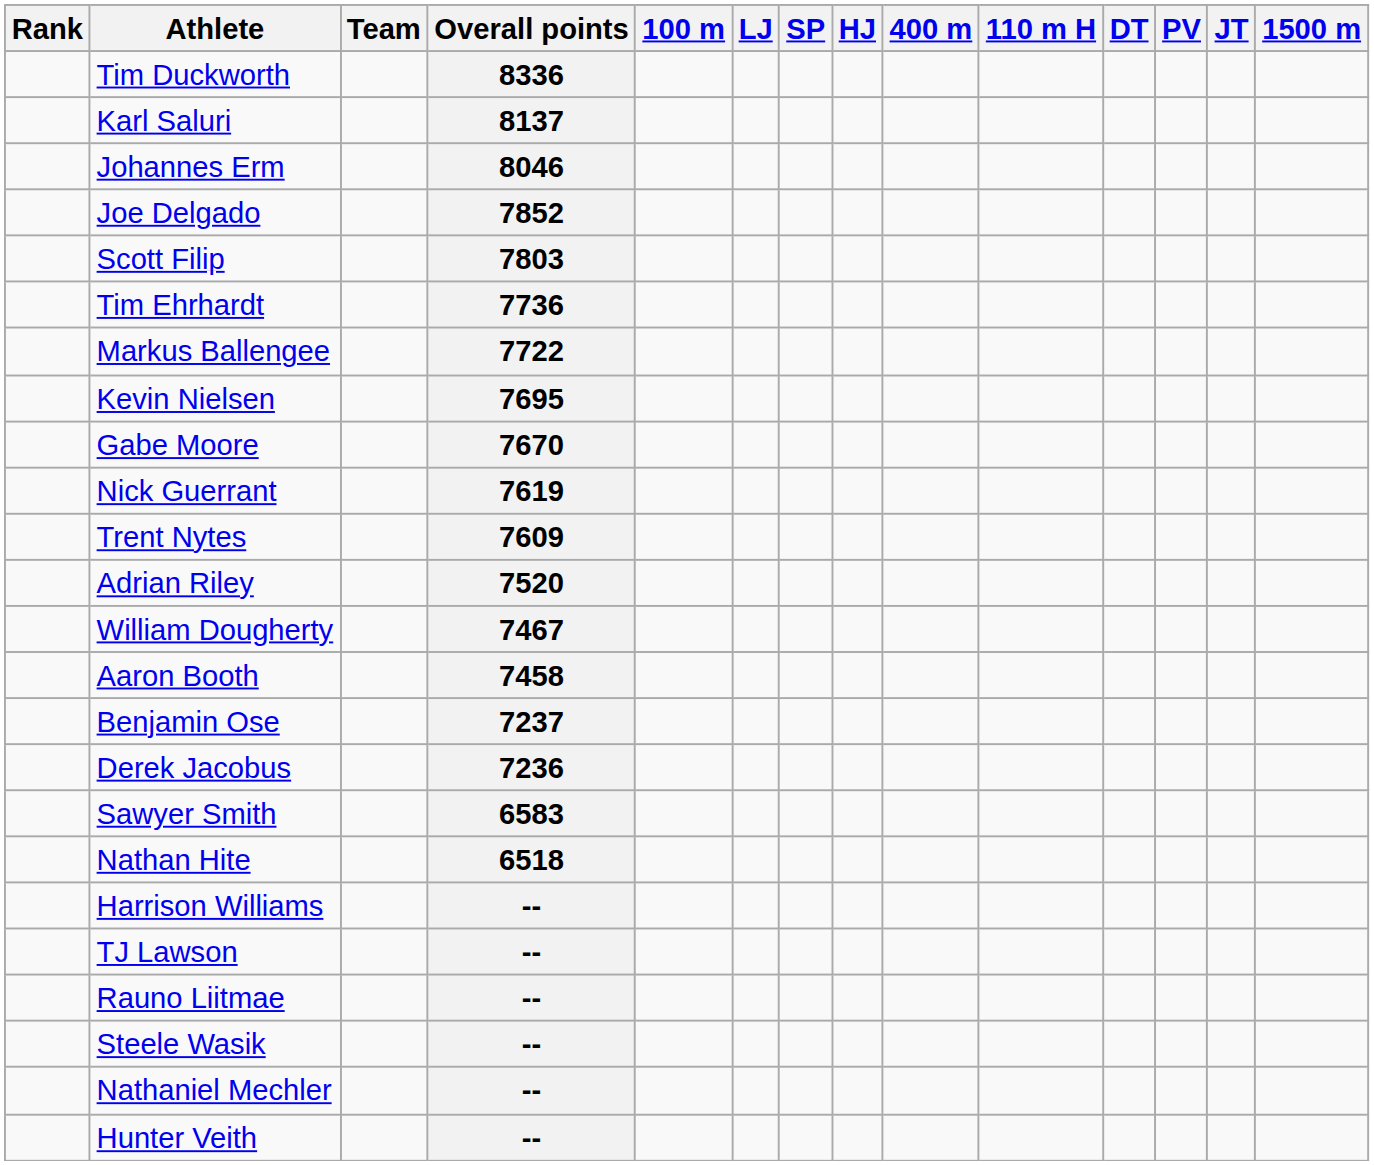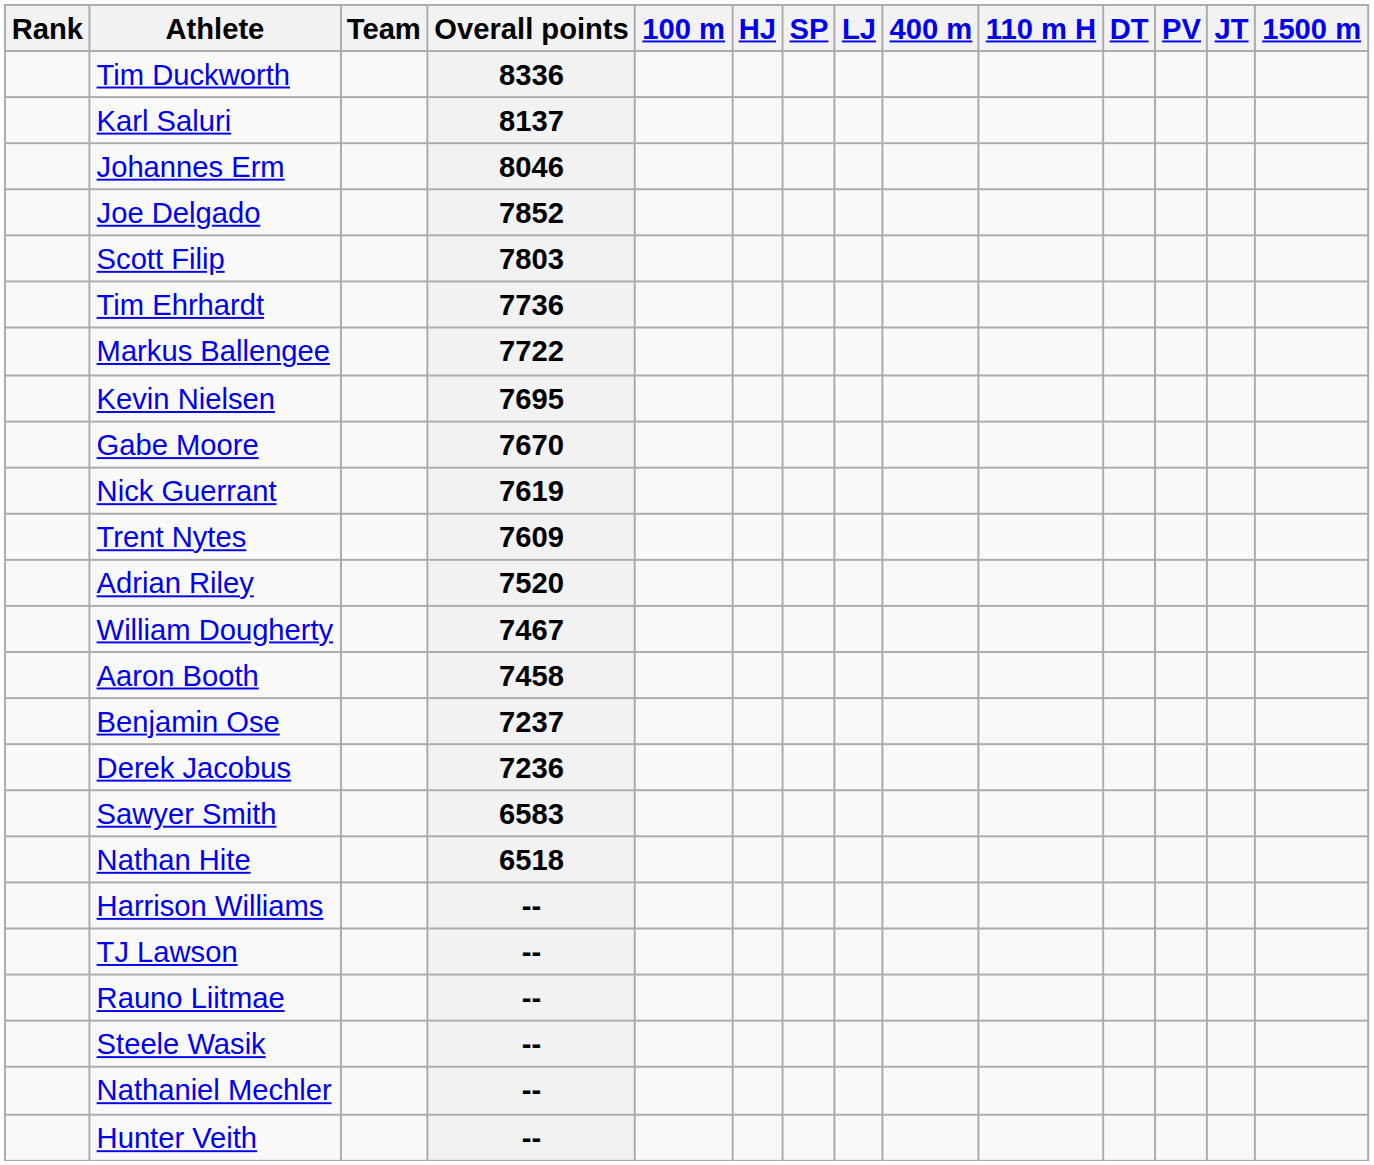columns swapped: (756, 28) <-> (857, 28)
